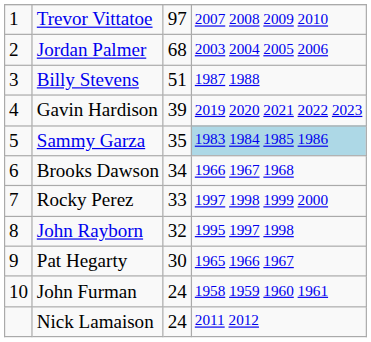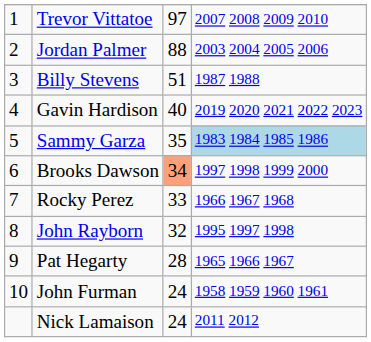(177, 49) 68 -> (177, 49) 88
(177, 110) 39 -> (177, 110) 40
(177, 170) no background -> (177, 170) lightsalmon background
(244, 170) 1966 1967 1968 -> (261, 170) 1997 1998 1999 2000
(261, 200) 1997 1998 1999 2000 -> (244, 200) 1966 1967 1968
(177, 261) 30 -> (177, 261) 28
